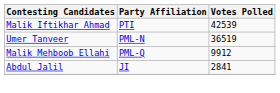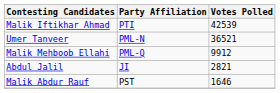(224, 39) 36519 -> (224, 39) 36521
(221, 67) 2841 -> (221, 67) 2821
+ row: (48, 81)
